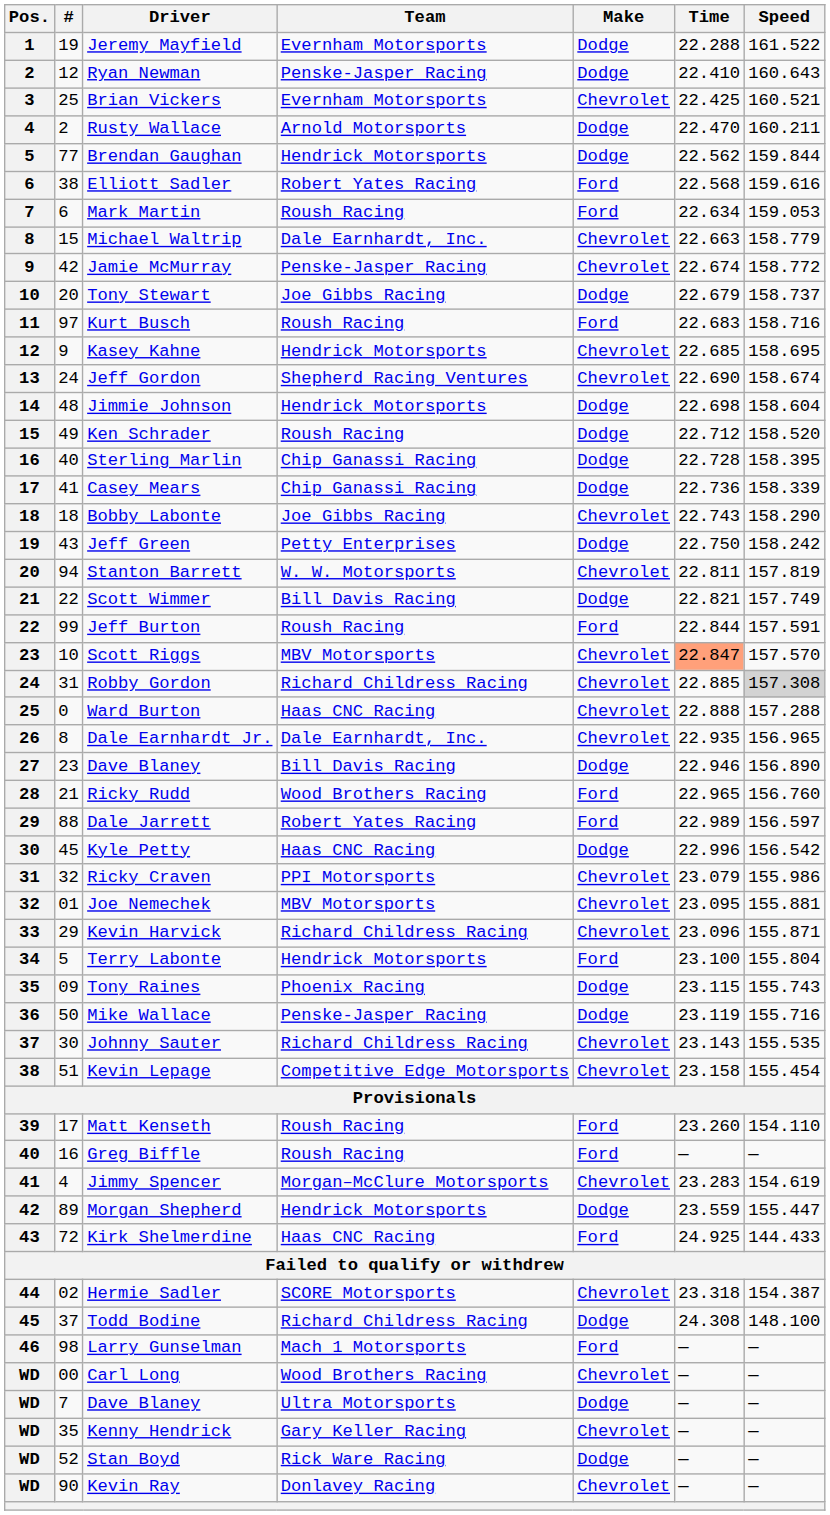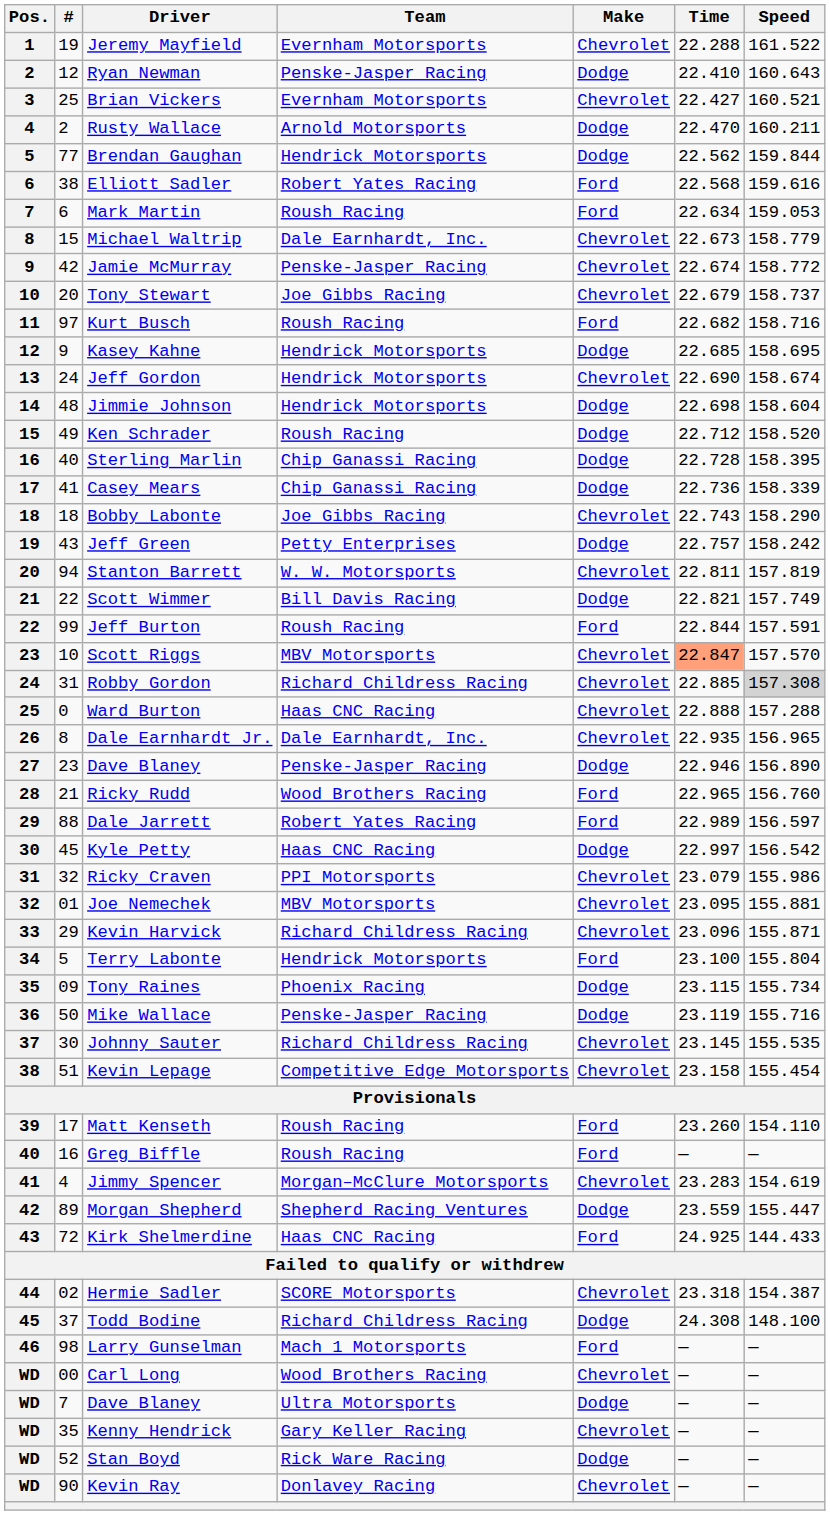(603, 47) Dodge -> (624, 47) Chevrolet
(709, 102) 22.425 -> (709, 102) 22.427
(709, 241) 22.663 -> (709, 241) 22.673
(603, 296) Dodge -> (624, 296) Chevrolet
(709, 324) 22.683 -> (709, 324) 22.682
(624, 351) Chevrolet -> (603, 351) Dodge
(404, 379) Shepherd Racing Ventures -> (384, 379) Hendrick Motorsports
(709, 545) 22.750 -> (709, 545) 22.757
(368, 767) Bill Davis Racing -> (384, 767) Penske-Jasper Racing
(709, 850) 22.996 -> (709, 850) 22.997
(784, 989) 155.743 -> (784, 989) 155.734
(709, 1044) 23.143 -> (709, 1044) 23.145
(384, 1211) Hendrick Motorsports -> (404, 1211) Shepherd Racing Ventures
